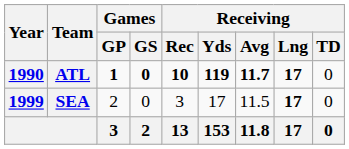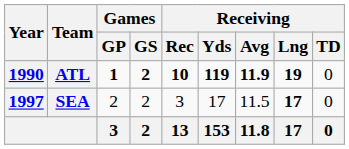(146, 74) 0 -> (146, 74) 2
(255, 74) 11.7 -> (255, 74) 11.9
(293, 74) 17 -> (293, 74) 19
(26, 102) 1999 -> (26, 102) 1997
(146, 102) 0 -> (146, 102) 2
